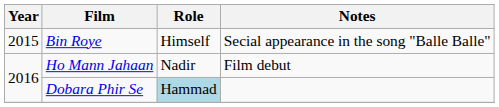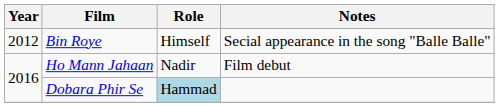(23, 41) 2015 -> (23, 41) 2012
